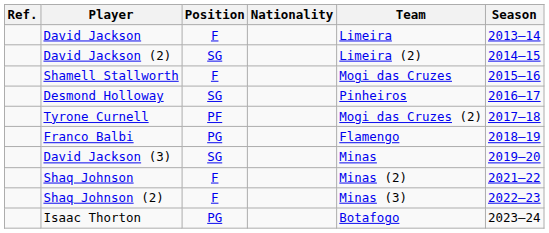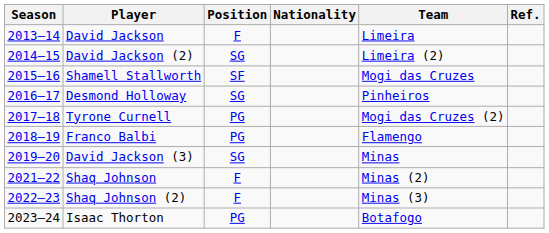columns swapped: (514, 15) <-> (22, 15)
(215, 76) F -> (237, 76) SF
(215, 116) PF -> (237, 116) PG
